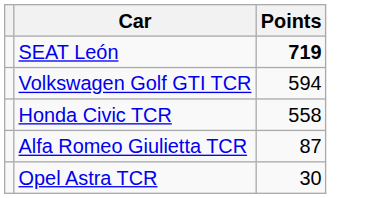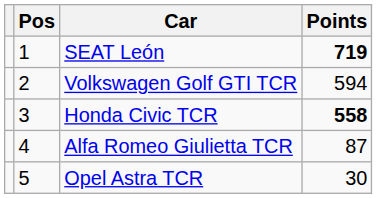+ column: (37, 21)
(305, 115) normal -> (351, 115) bold
